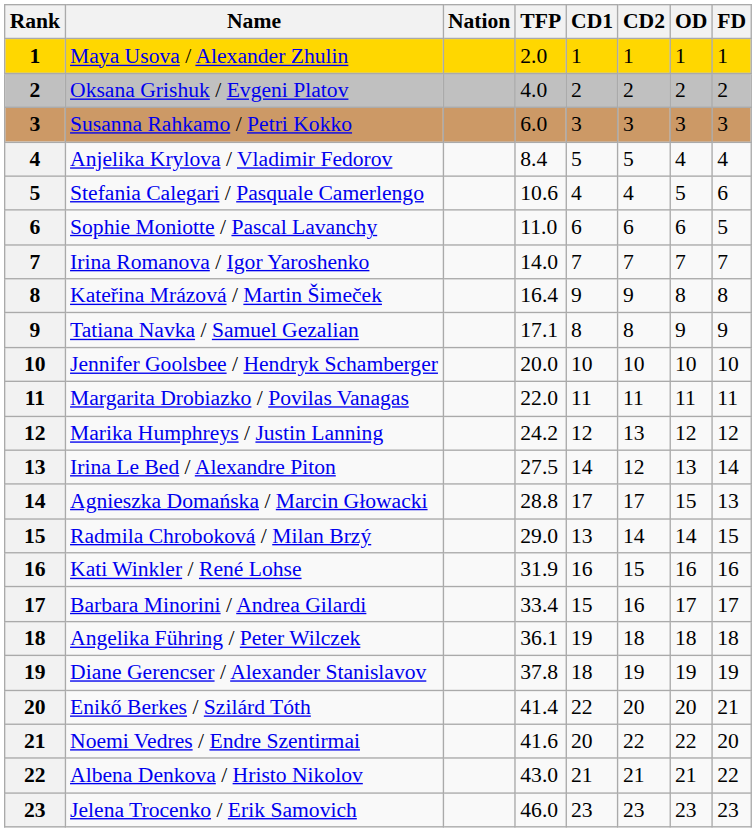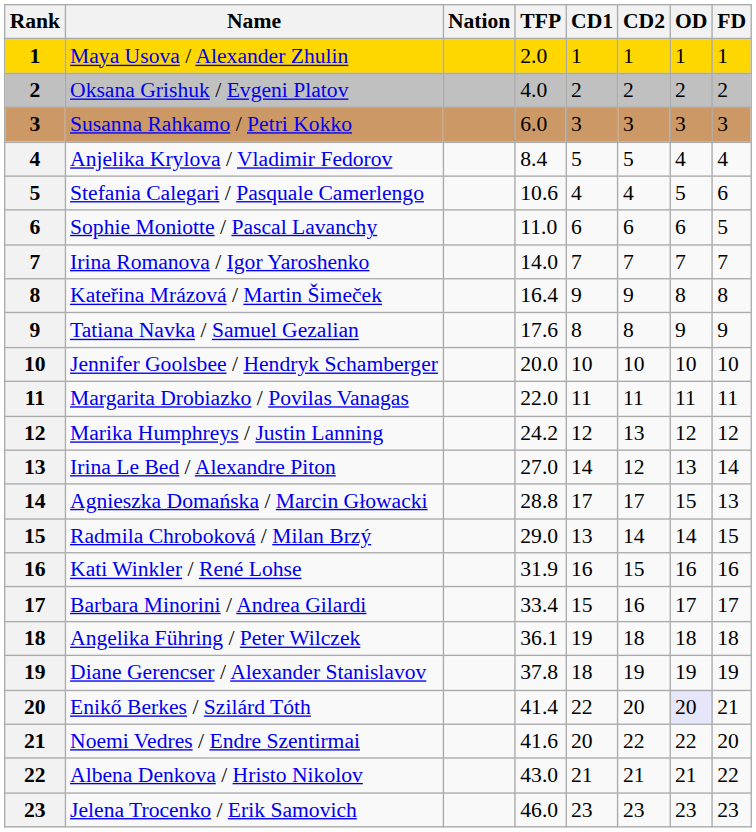(539, 329) 17.1 -> (539, 329) 17.6
(539, 466) 27.5 -> (539, 466) 27.0
(686, 706) no background -> (686, 706) lavender background
